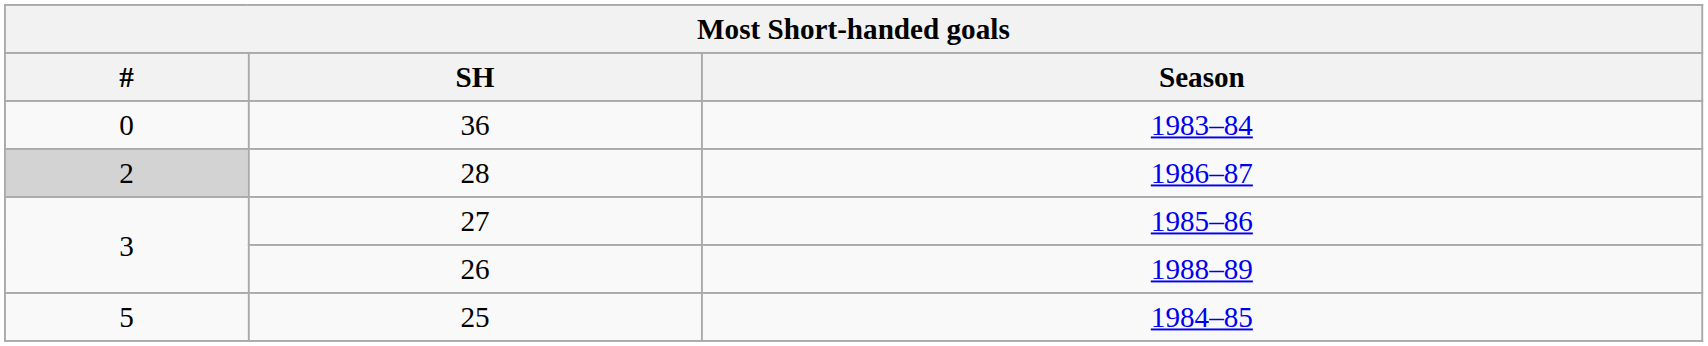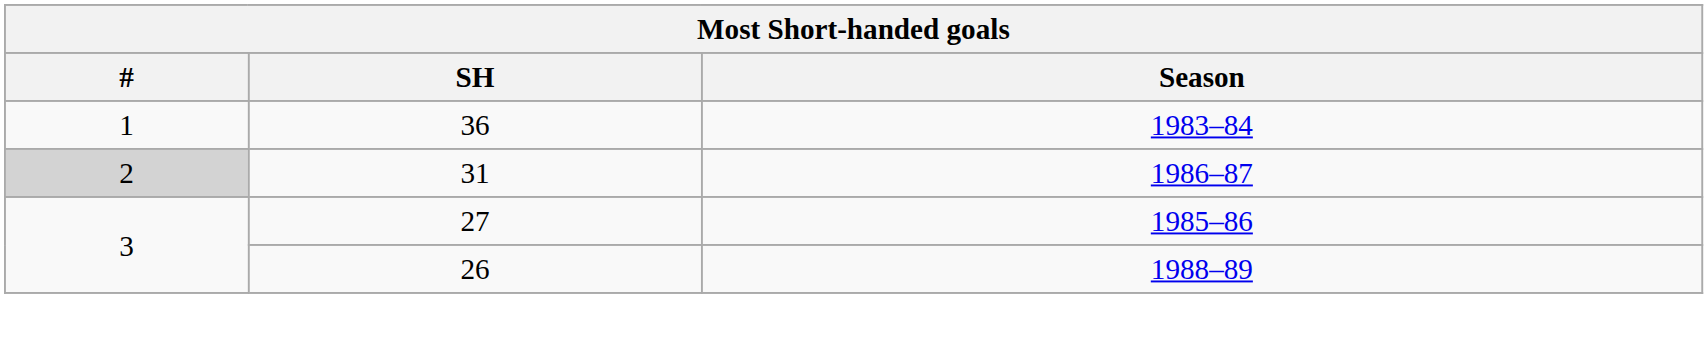(127, 124) 0 -> (127, 124) 1
(475, 173) 28 -> (475, 173) 31
- row: (1202, 317)
